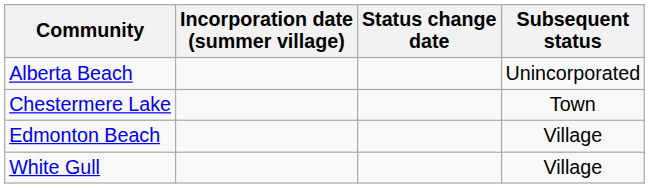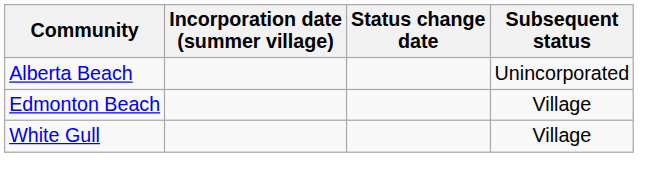- row: (90, 104)
